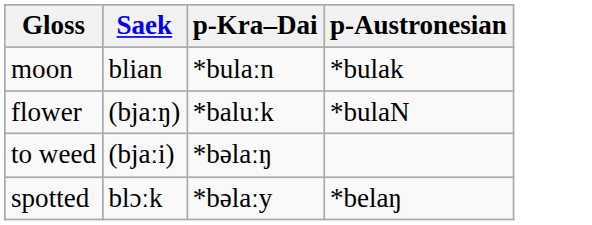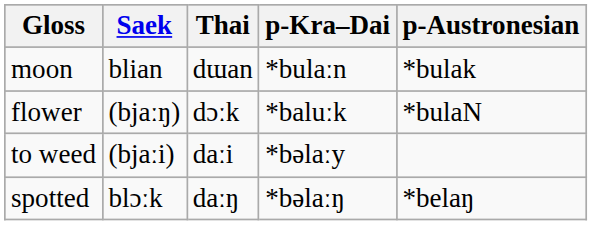+ column: (223, 25)
(233, 154) *bəlaːŋ -> (305, 154) *bəlaːy
(233, 197) *bəlaːy -> (305, 197) *bəlaːŋ
